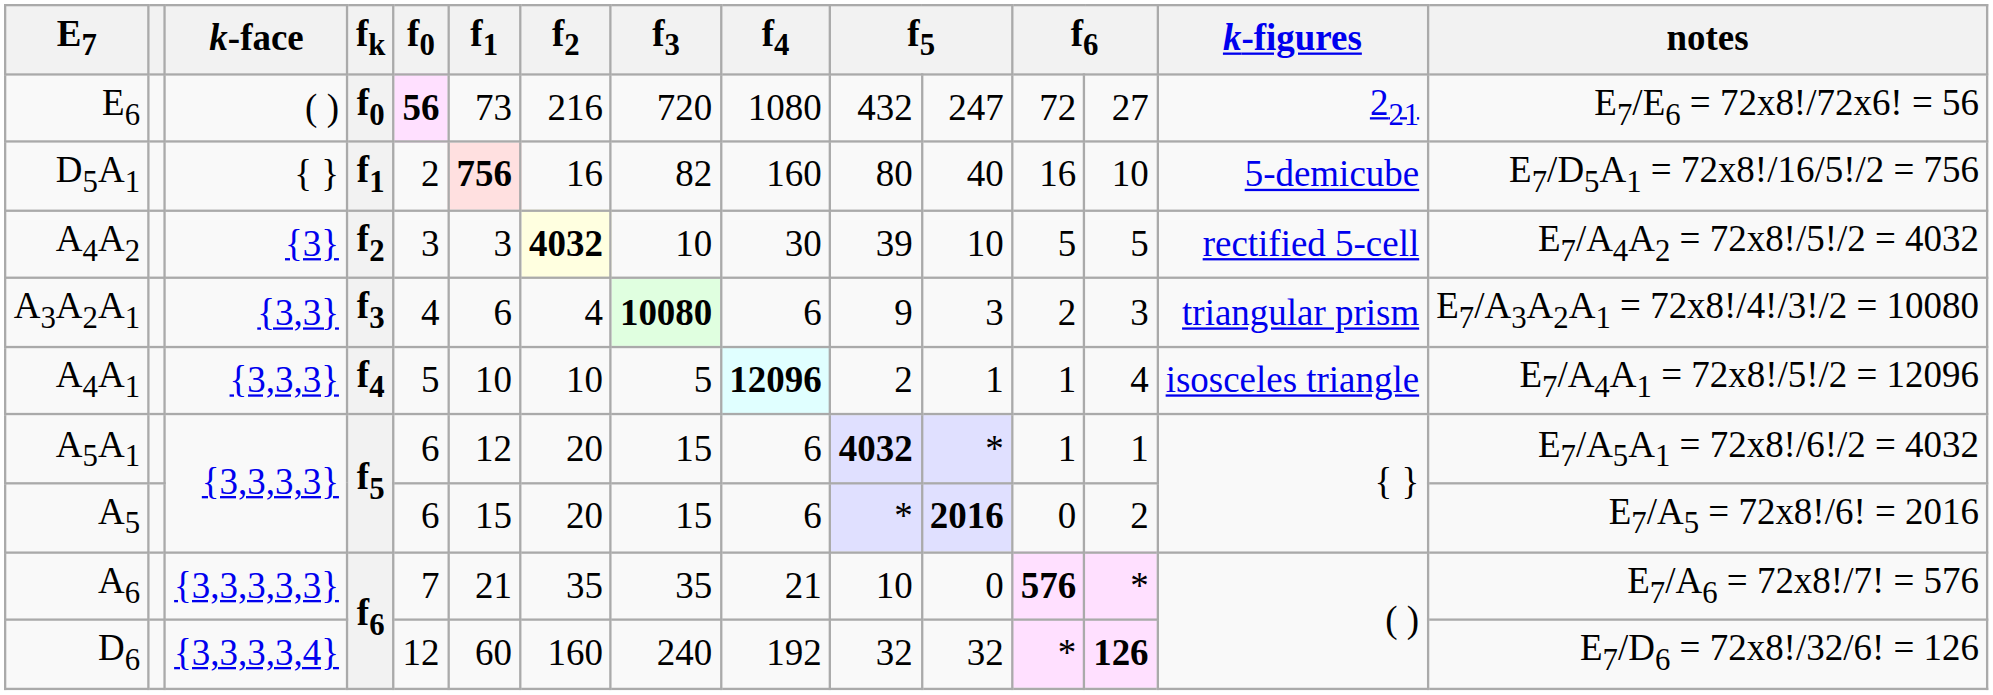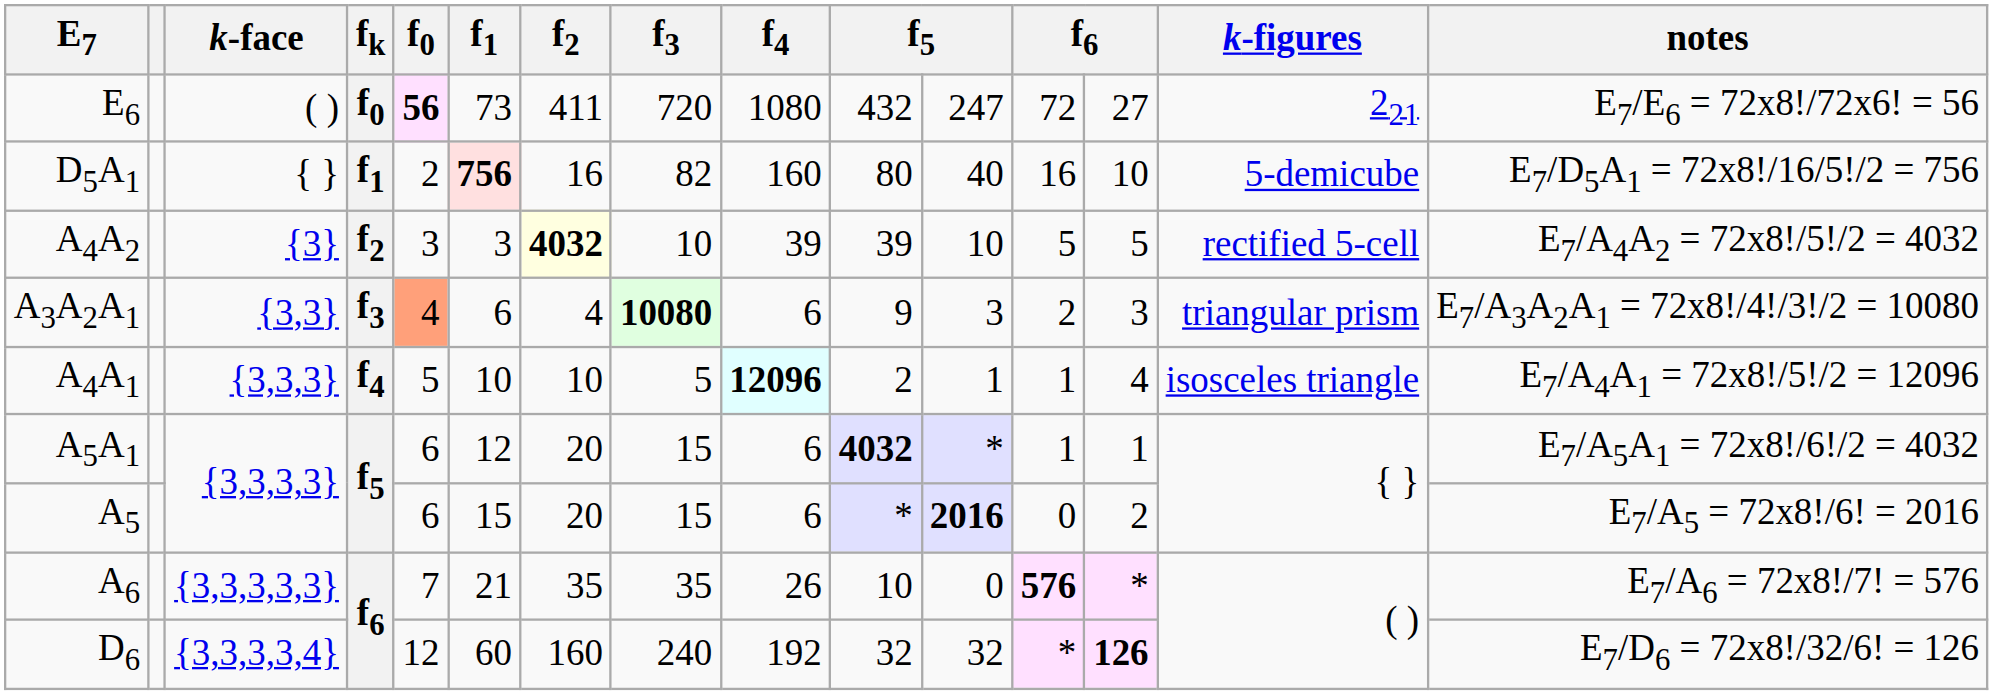(575, 106) 216 -> (576, 106) 411
(803, 243) 30 -> (803, 243) 39
(430, 311) no background -> (430, 311) lightsalmon background
(803, 584) 21 -> (803, 584) 26
